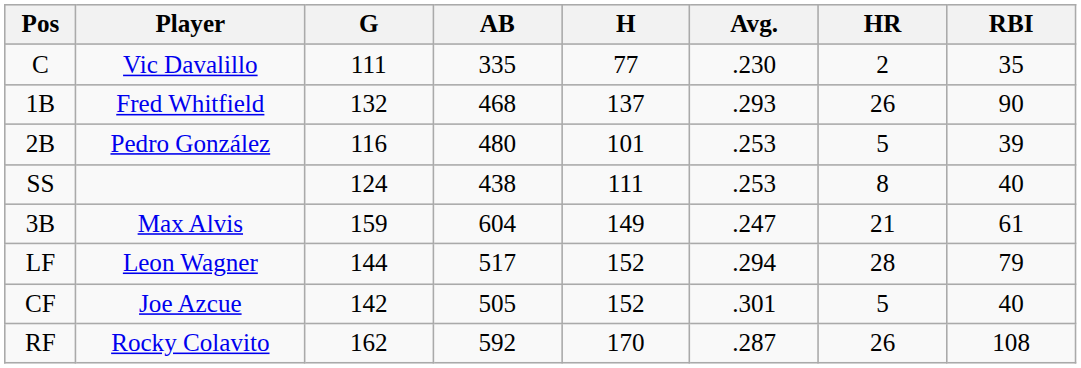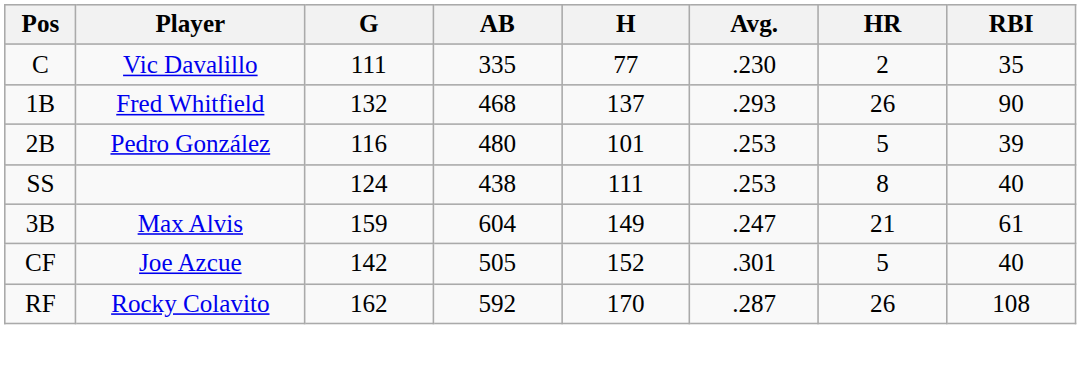- row: (40, 263)
